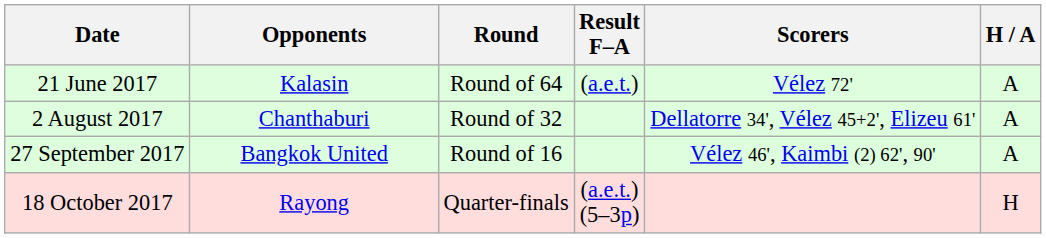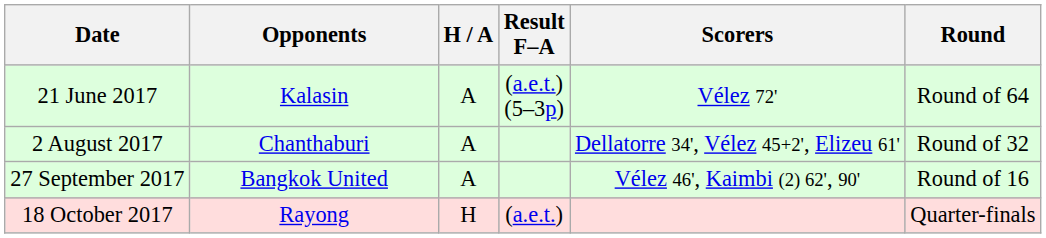columns swapped: (1011, 34) <-> (506, 34)
(610, 82) (a.e.t.) -> (534, 95) (a.e.t.) (5–3p)
(610, 202) (a.e.t.) (5–3p) -> (534, 214) (a.e.t.)
